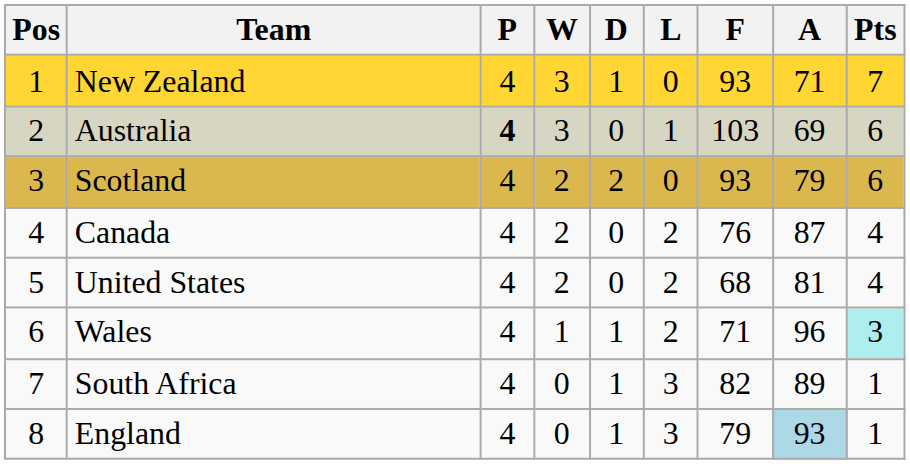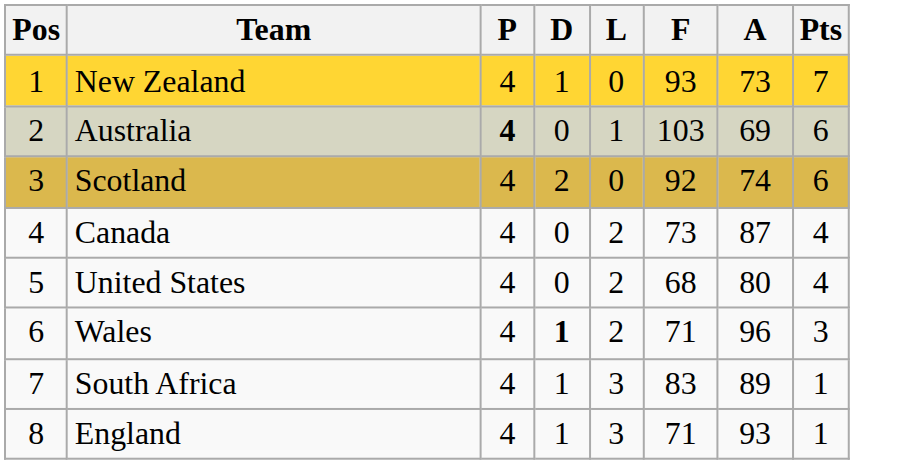- column: (562, 29)
(810, 80) 71 -> (755, 80) 73
(735, 181) 93 -> (681, 181) 92
(810, 181) 79 -> (755, 181) 74
(735, 231) 76 -> (681, 231) 73
(810, 282) 81 -> (755, 282) 80
(616, 332) normal -> (562, 332) bold
(875, 332) paleturquoise background -> (821, 332) no background
(735, 383) 82 -> (681, 383) 83
(735, 433) 79 -> (681, 433) 71
(810, 433) lightblue background -> (755, 433) no background
